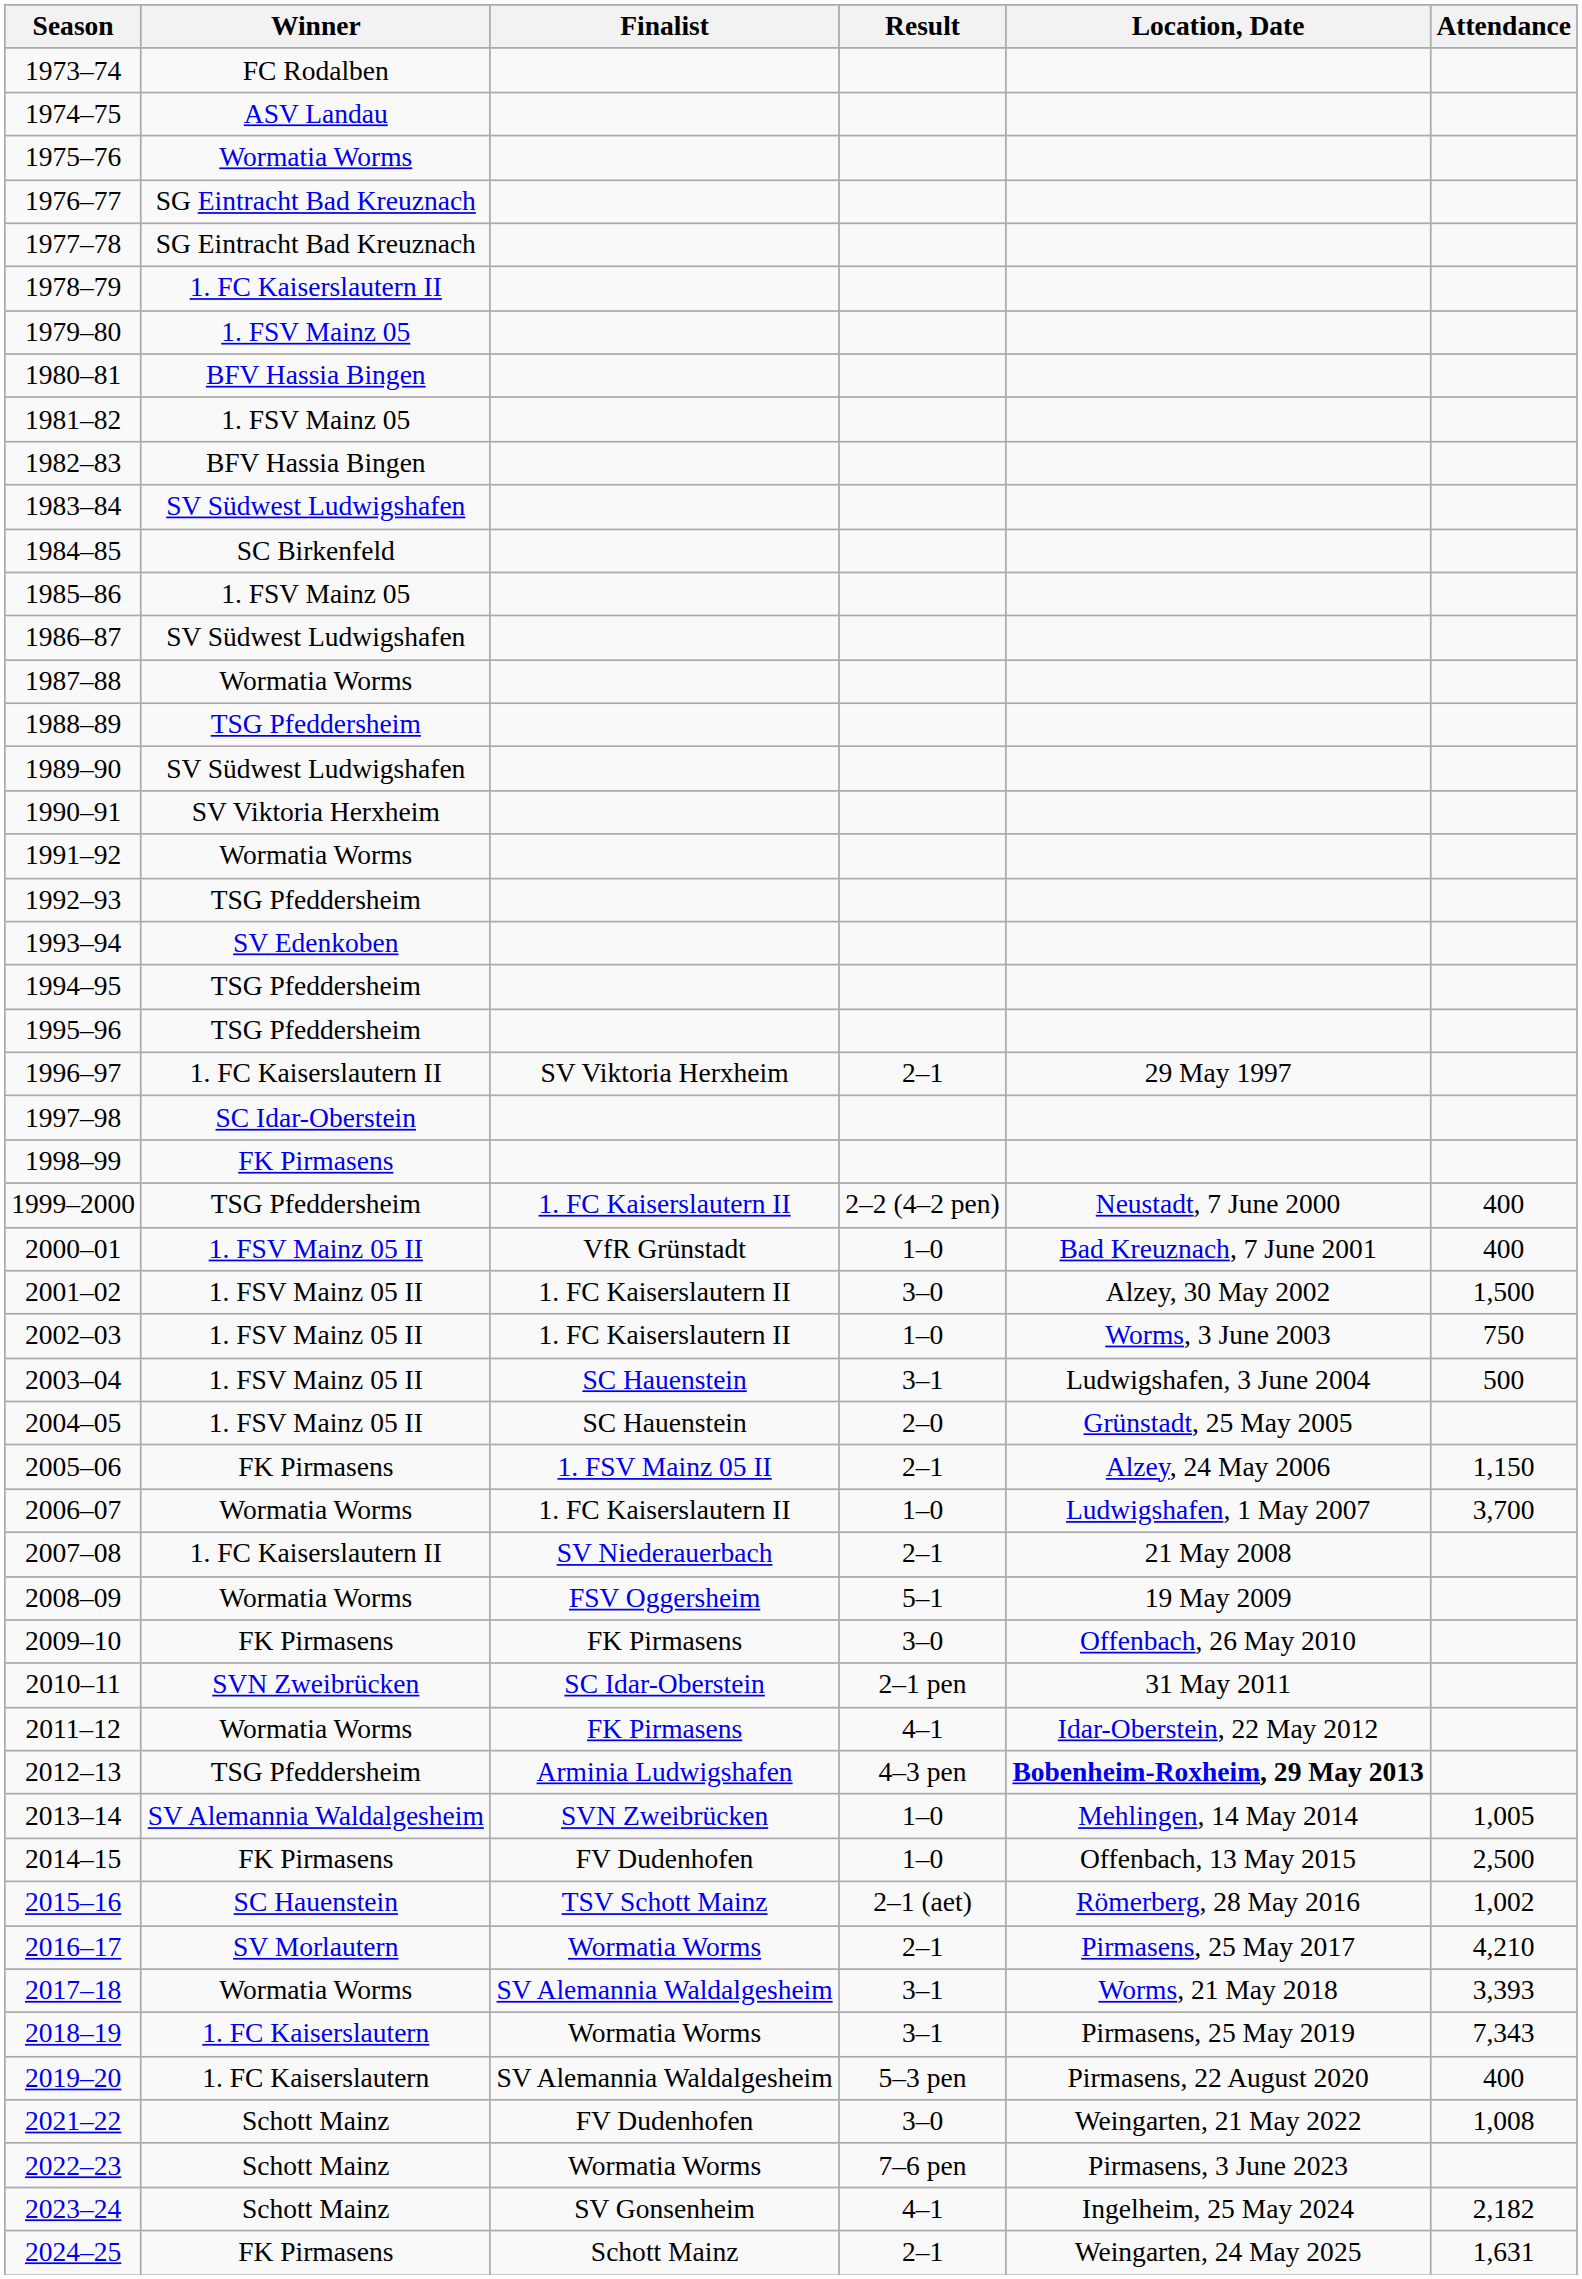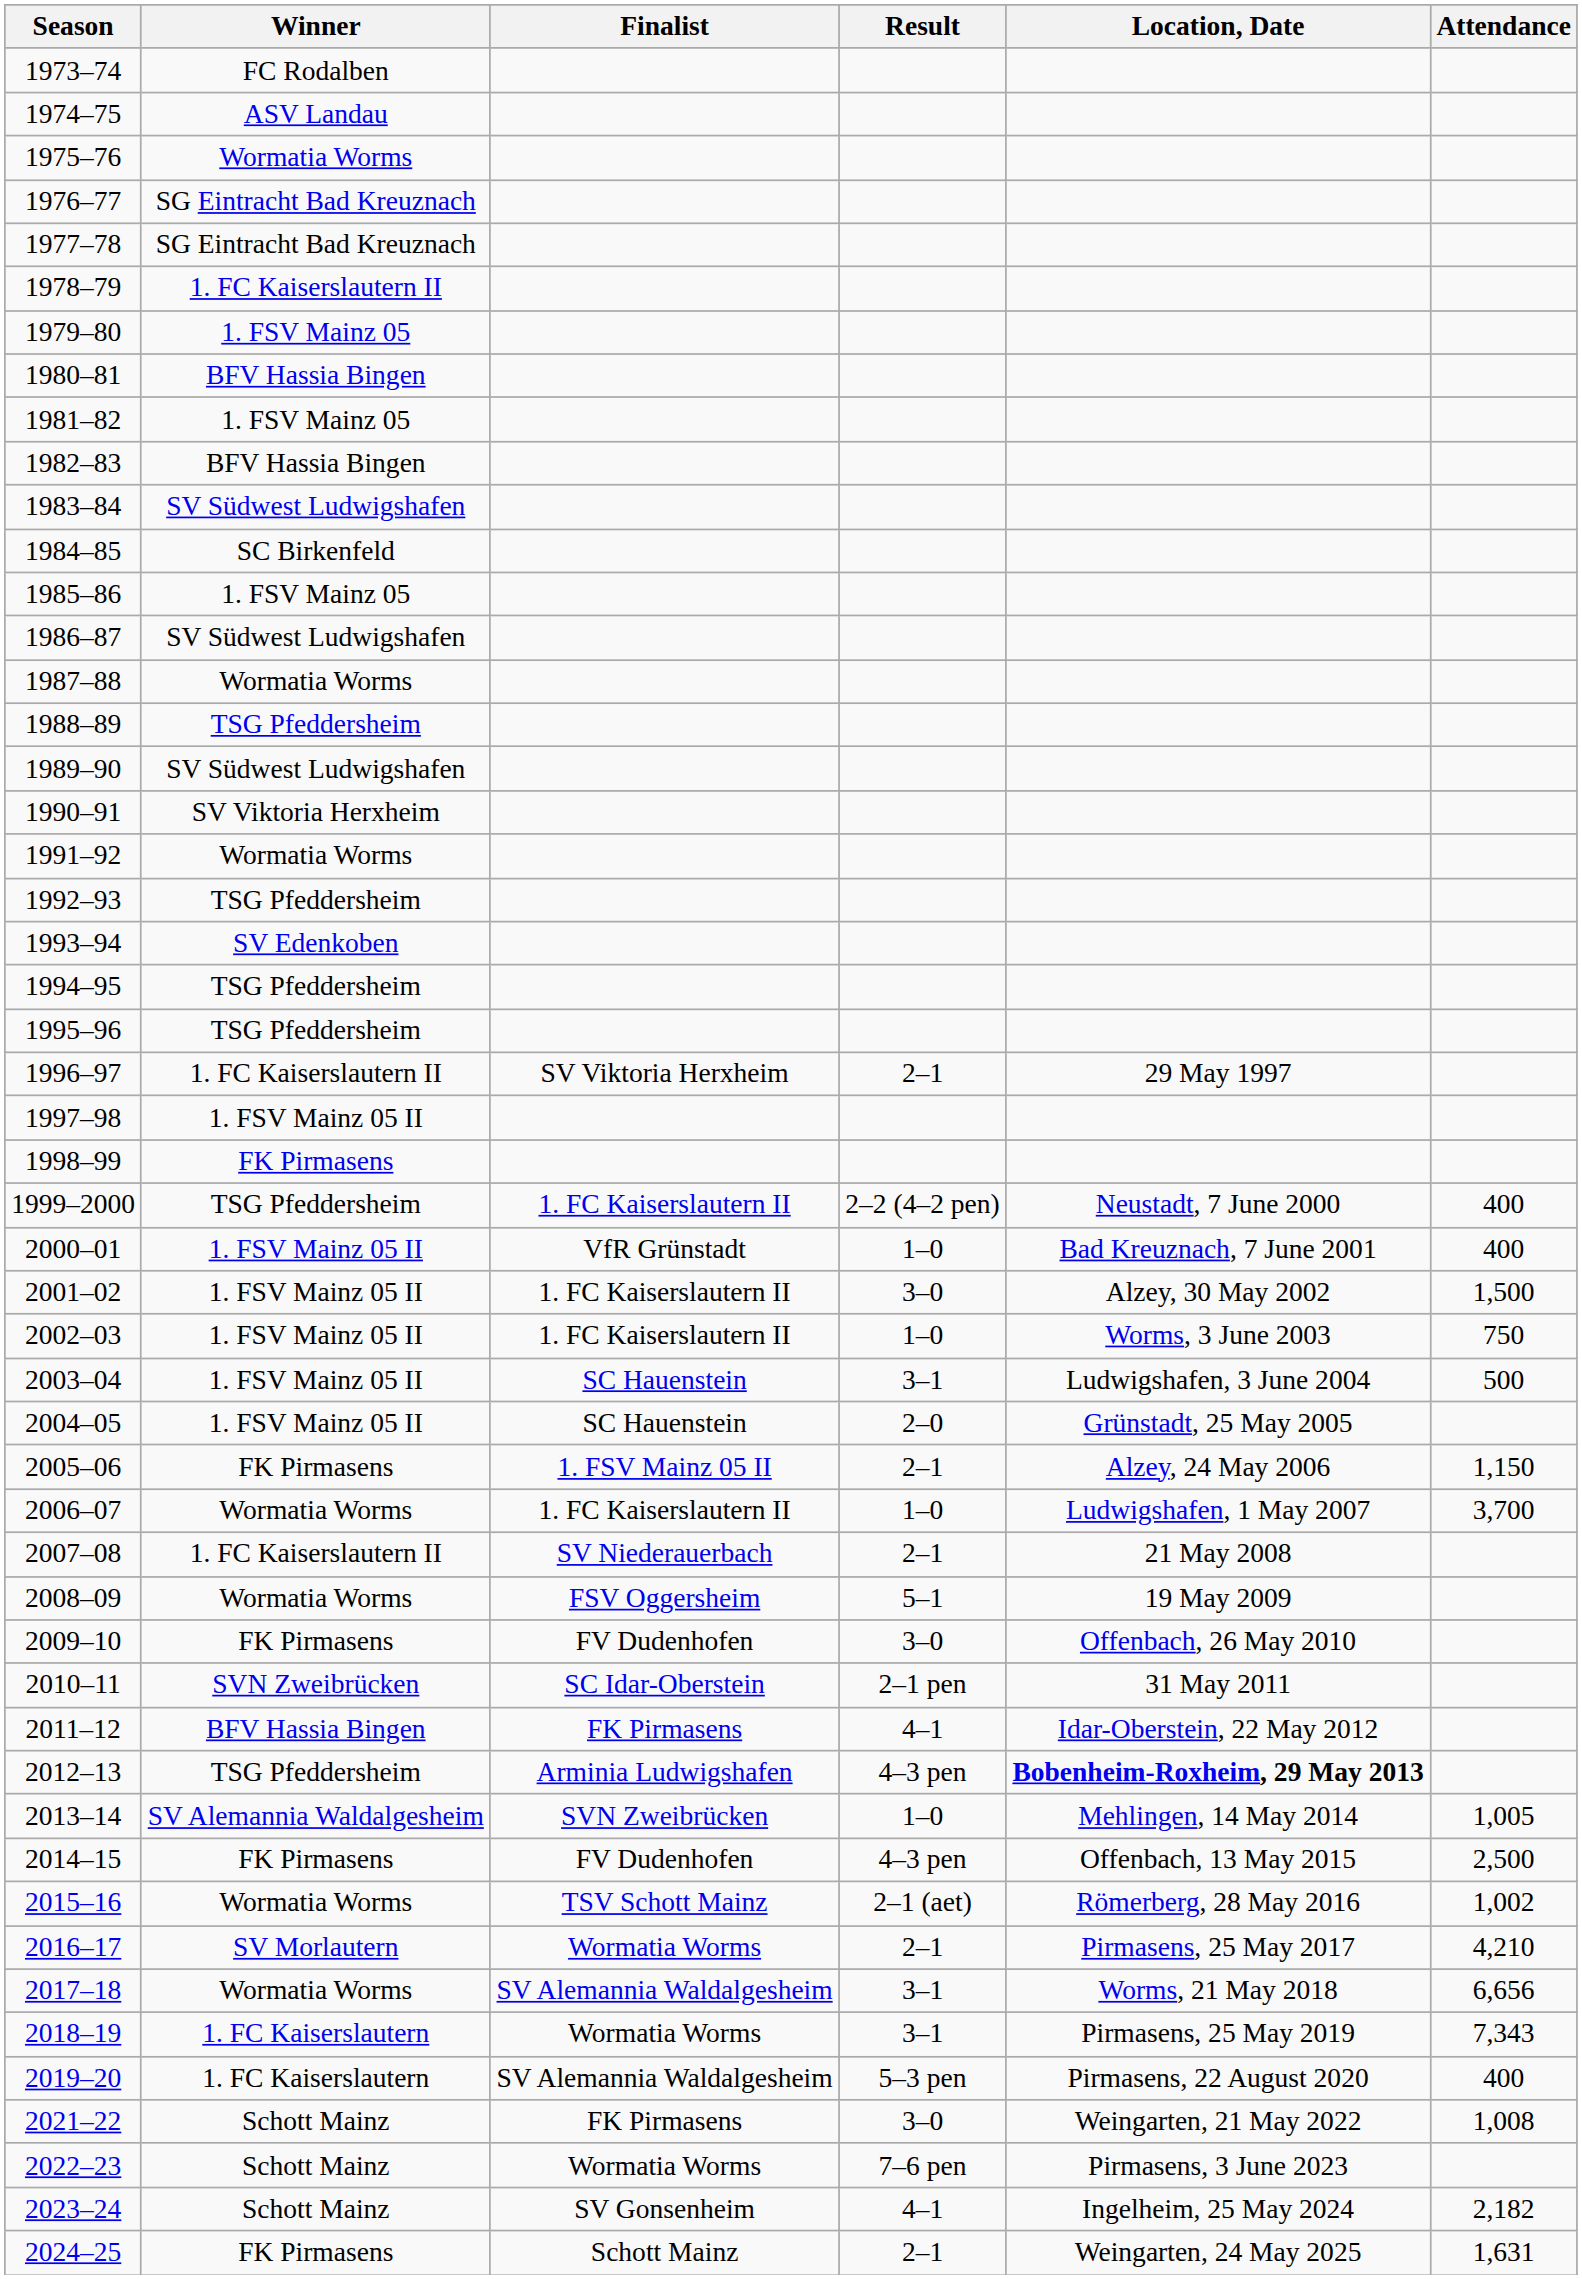(316, 1117) SC Idar-Oberstein -> (316, 1117) 1. FSV Mainz 05 II
(665, 1641) FK Pirmasens -> (665, 1641) FV Dudenhofen
(316, 1728) Wormatia Worms -> (316, 1728) BFV Hassia Bingen
(923, 1859) 1–0 -> (923, 1859) 4–3 pen
(316, 1903) SC Hauenstein -> (316, 1903) Wormatia Worms
(1504, 1990) 3,393 -> (1504, 1990) 6,656
(665, 2121) FV Dudenhofen -> (665, 2121) FK Pirmasens
